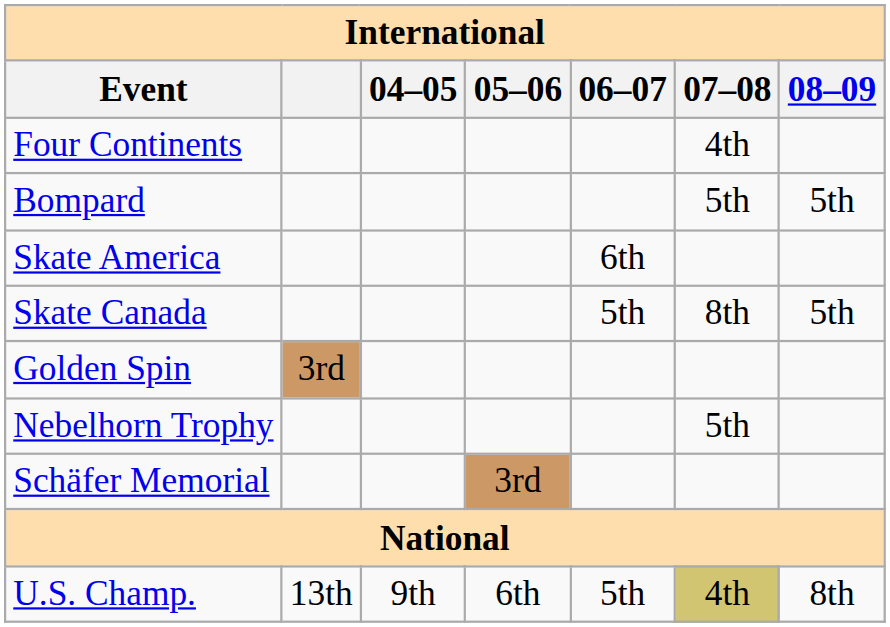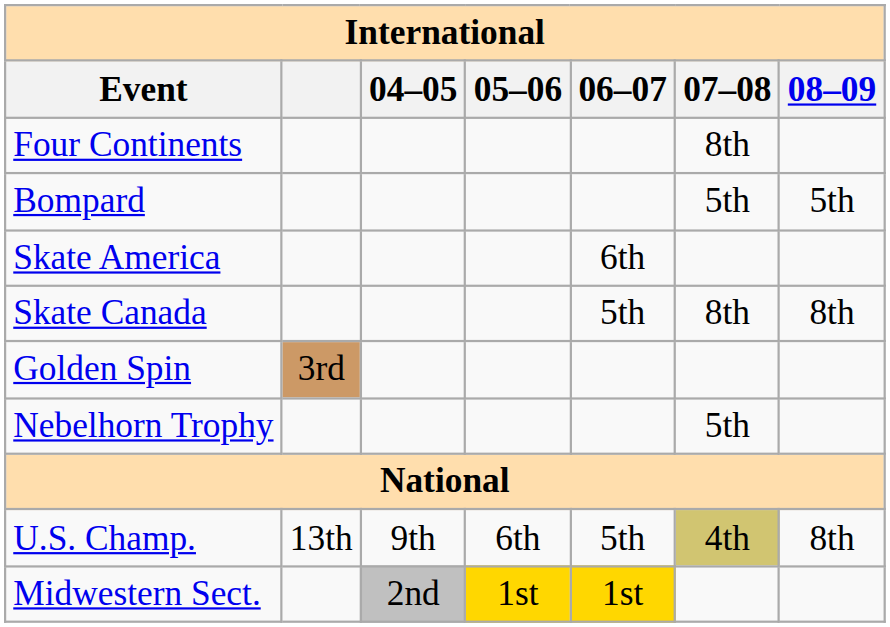(727, 144) 4th -> (727, 144) 8th
(832, 312) 5th -> (832, 312) 8th
- row: (141, 481)
+ row: (137, 593)
